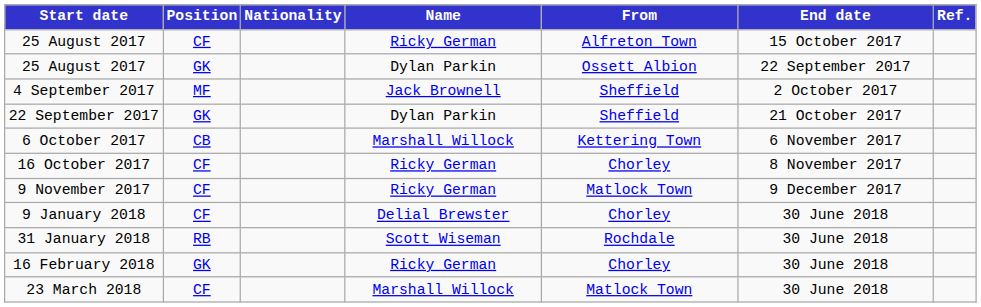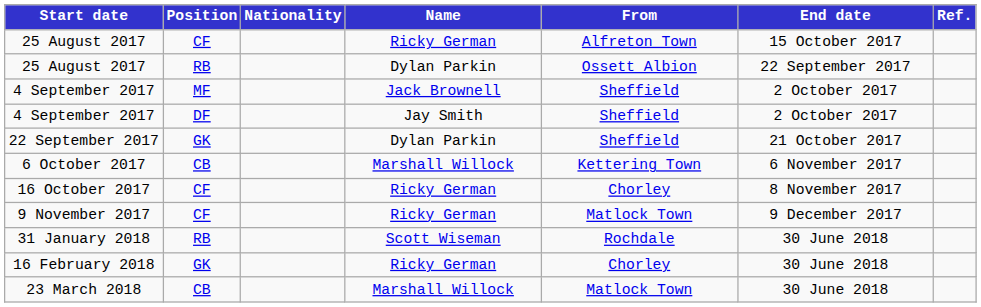(202, 66) GK -> (202, 66) RB
+ row: (84, 116)
- row: (84, 215)
(202, 289) CF -> (202, 289) CB
